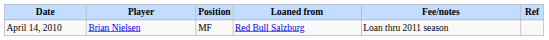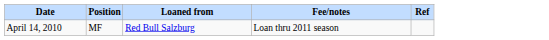- column: (141, 12)
